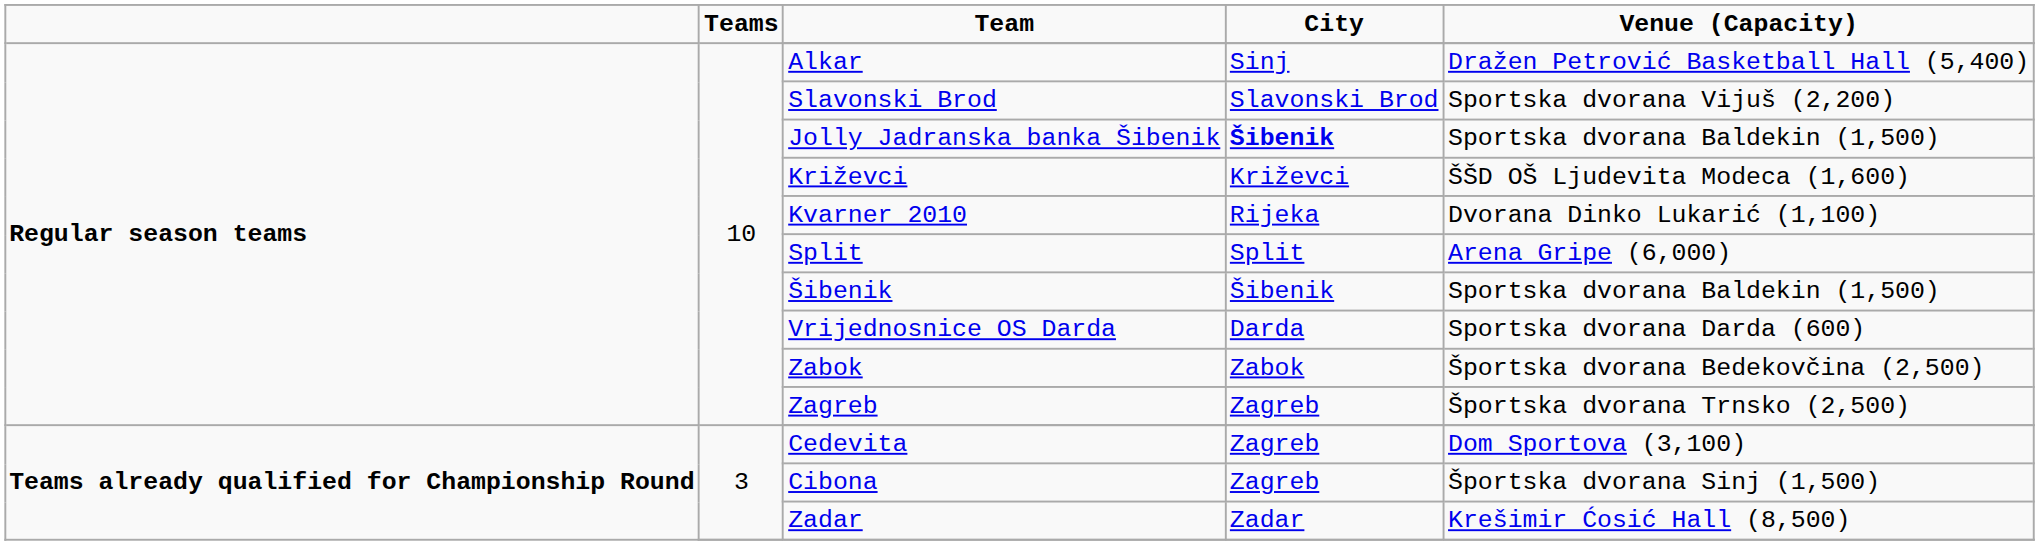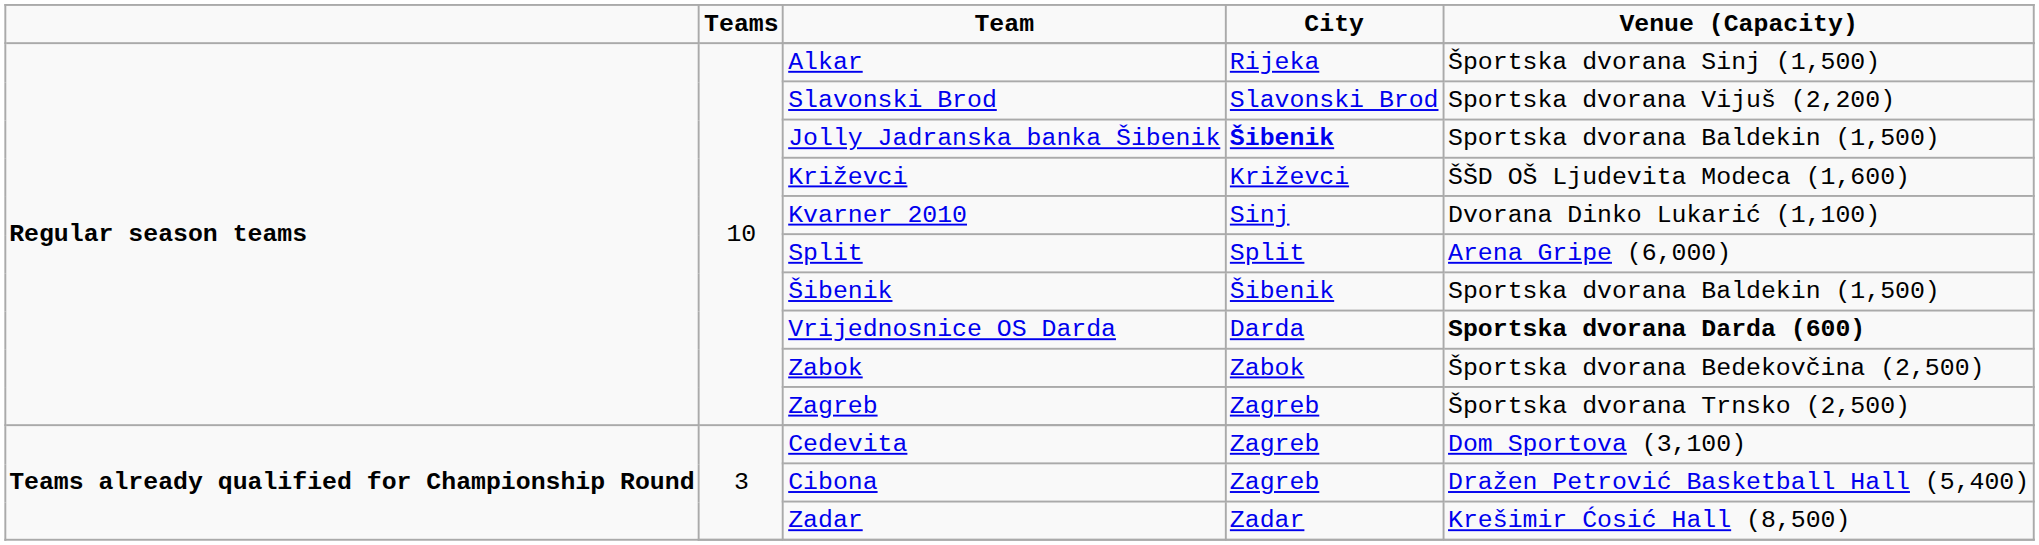(1260, 62) Sinj -> (1275, 62) Rijeka
(1739, 62) Dražen Petrović Basketball Hall (5,400) -> (1664, 62) Športska dvorana Sinj (1,500)
(1275, 215) Rijeka -> (1260, 215) Sinj
(1657, 330) normal -> (1657, 330) bold
(1664, 482) Športska dvorana Sinj (1,500) -> (1739, 482) Dražen Petrović Basketball Hall (5,400)
